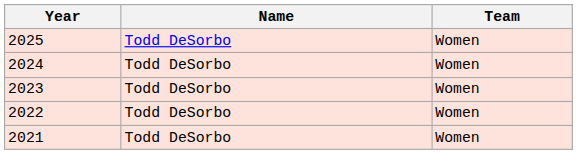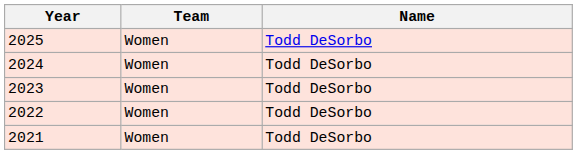columns swapped: (502, 17) <-> (276, 17)
